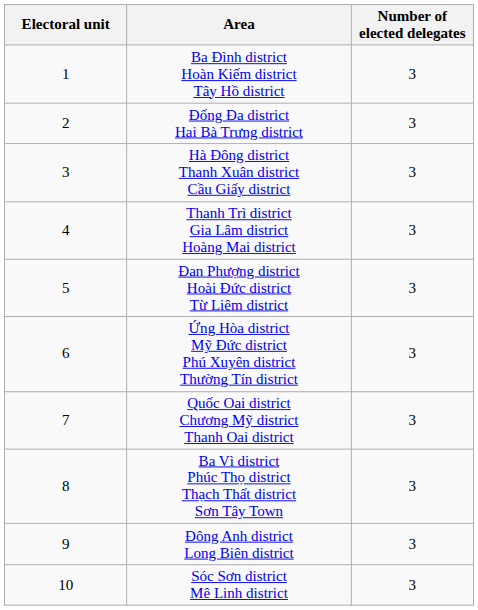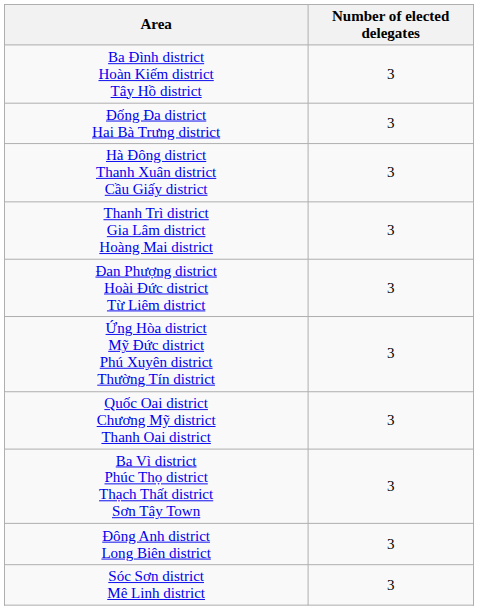- column: (66, 24)
